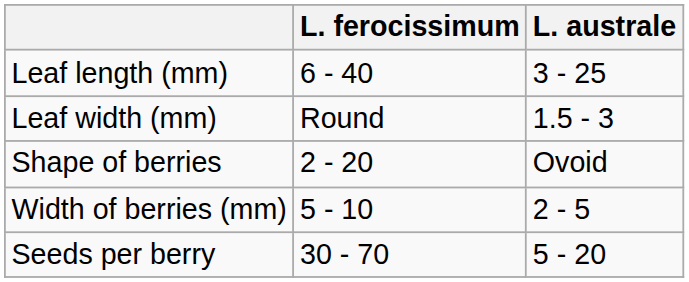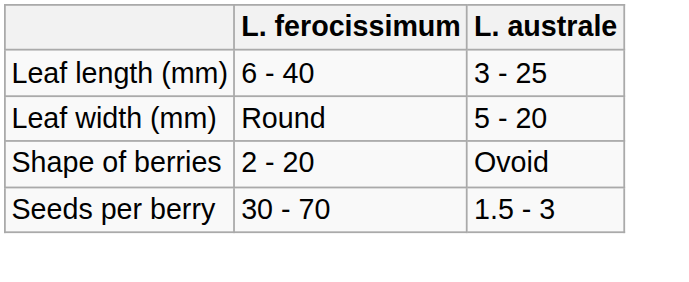(573, 118) 1.5 - 3 -> (511, 118) 5 - 20
- row: (149, 208)
(569, 254) 5 - 20 -> (515, 208) 1.5 - 3
